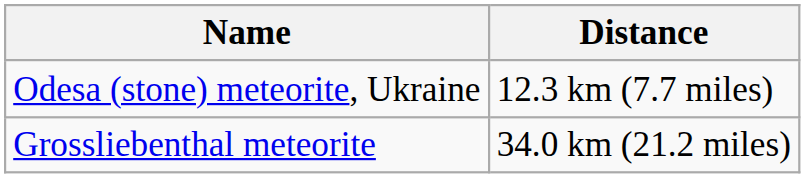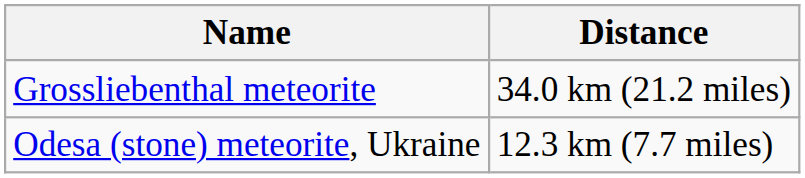rows swapped: (247, 88) <-> (195, 144)
